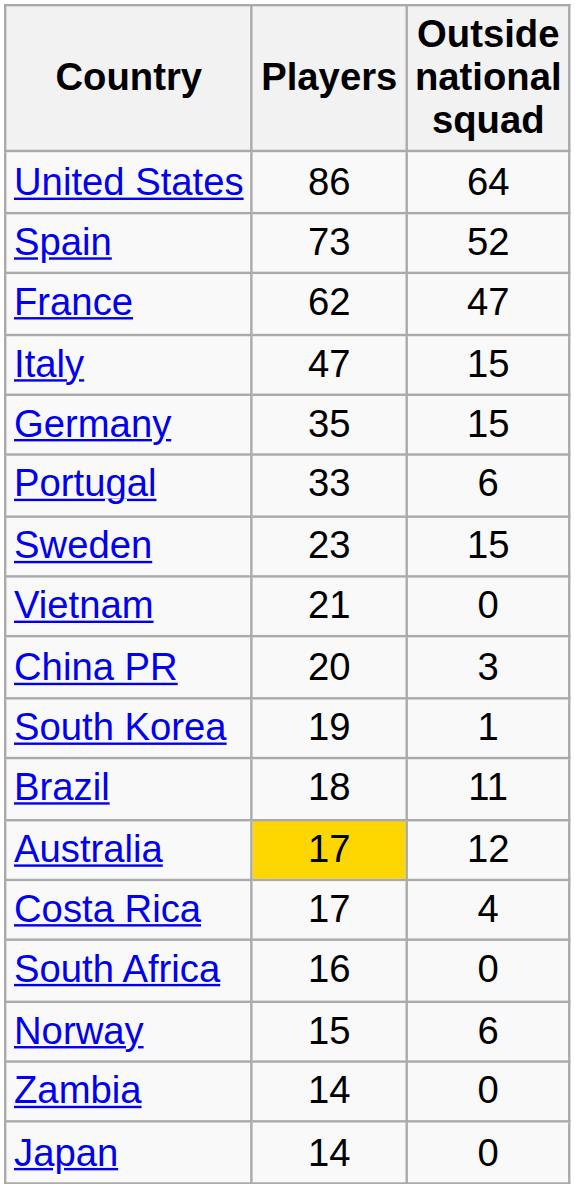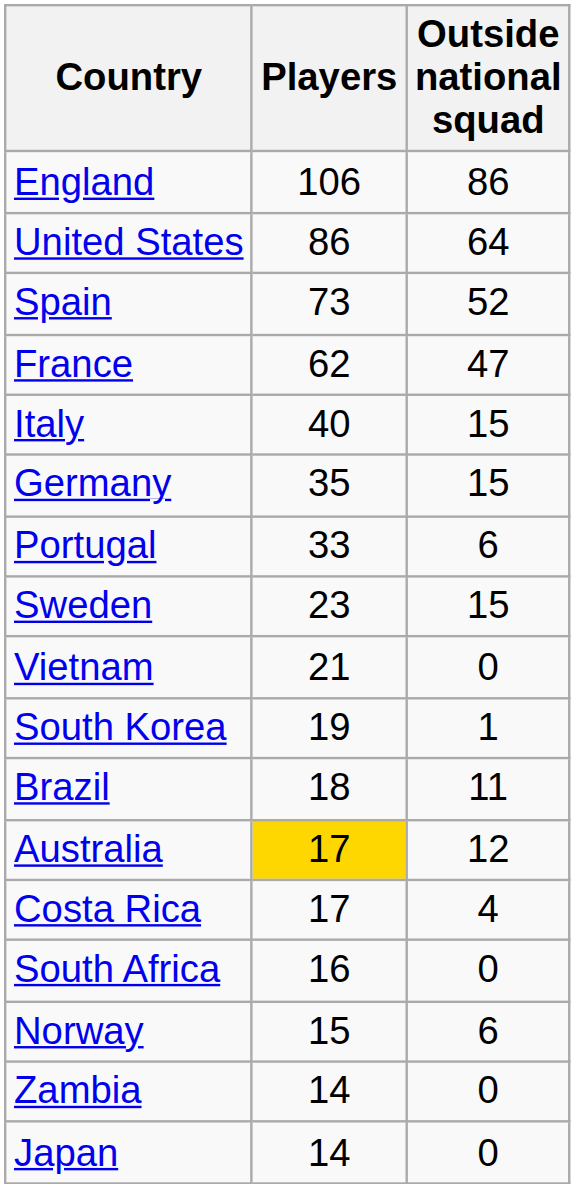+ row: (84, 181)
(329, 363) 47 -> (329, 424) 40
- row: (96, 666)
